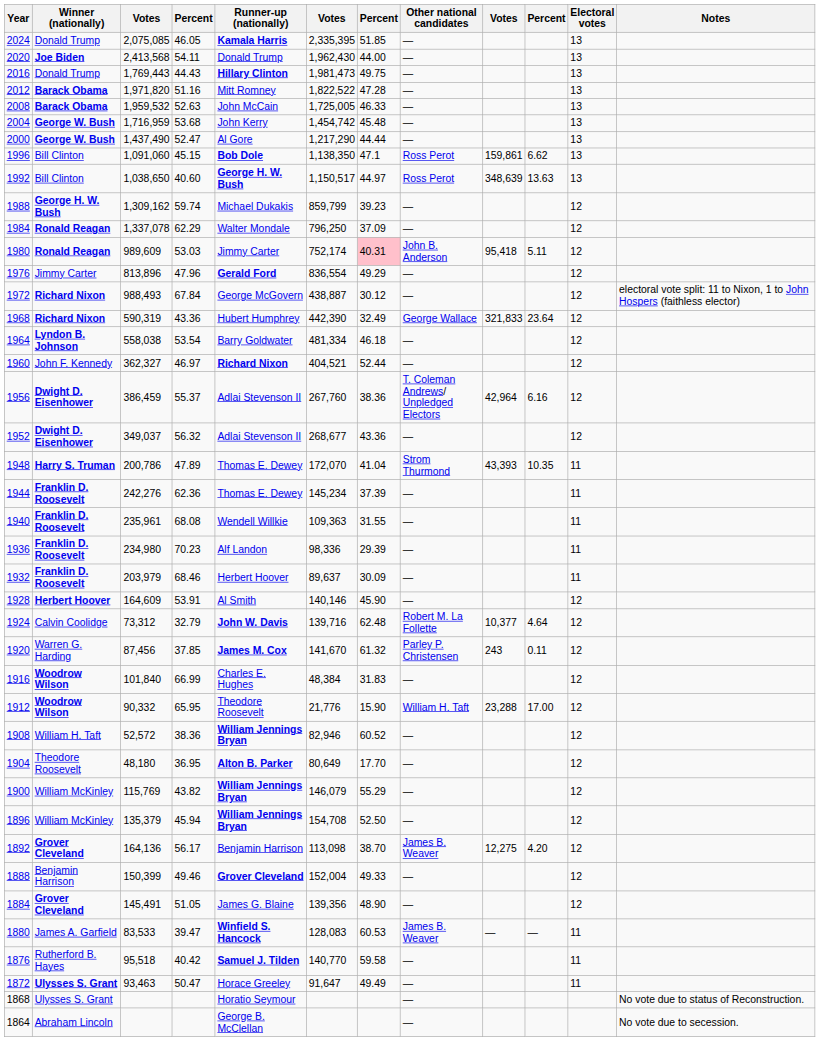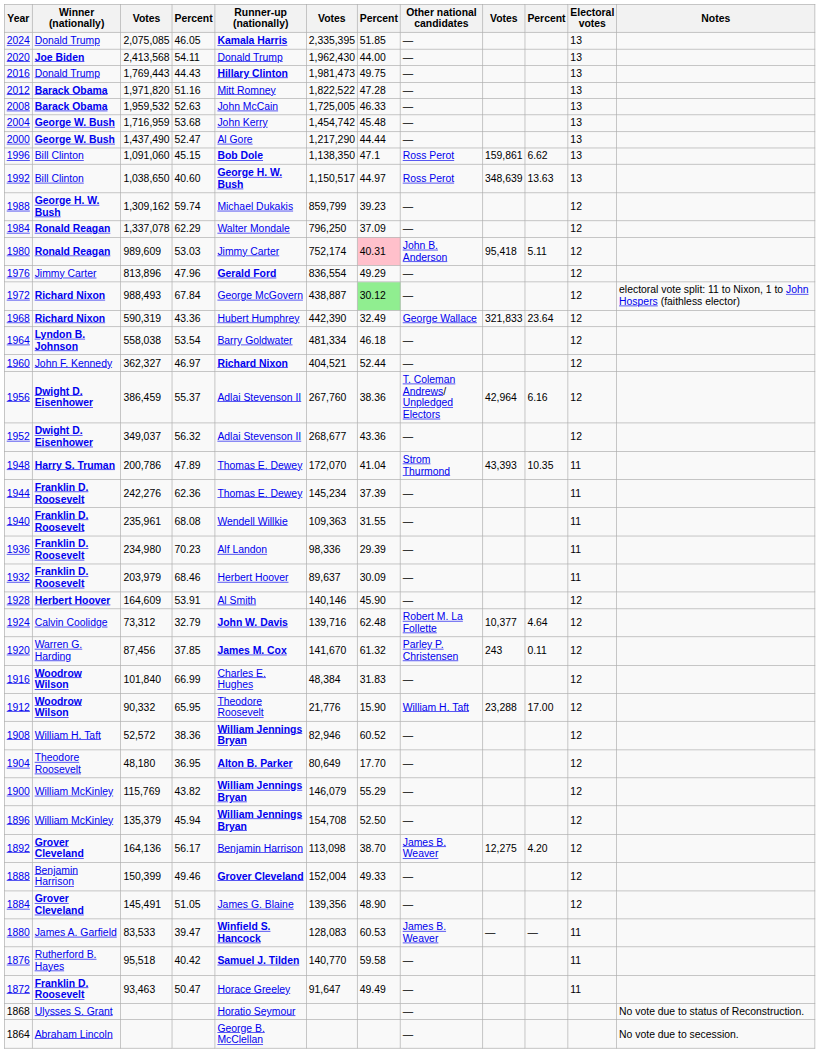(373, 296) no background -> (373, 296) lightgreen background
(76, 983) Ulysses S. Grant -> (62, 989) Franklin D. Roosevelt
